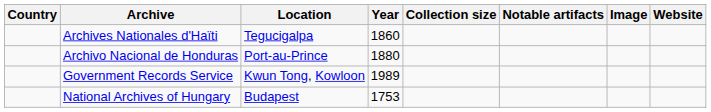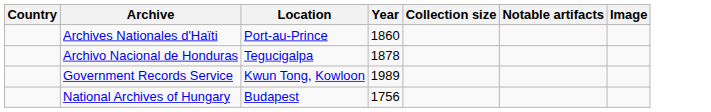- column: (678, 14)
(279, 35) Tegucigalpa -> (286, 35) Port-au-Prince
(286, 55) Port-au-Prince -> (279, 55) Tegucigalpa
(385, 55) 1880 -> (385, 55) 1878
(385, 96) 1753 -> (385, 96) 1756
